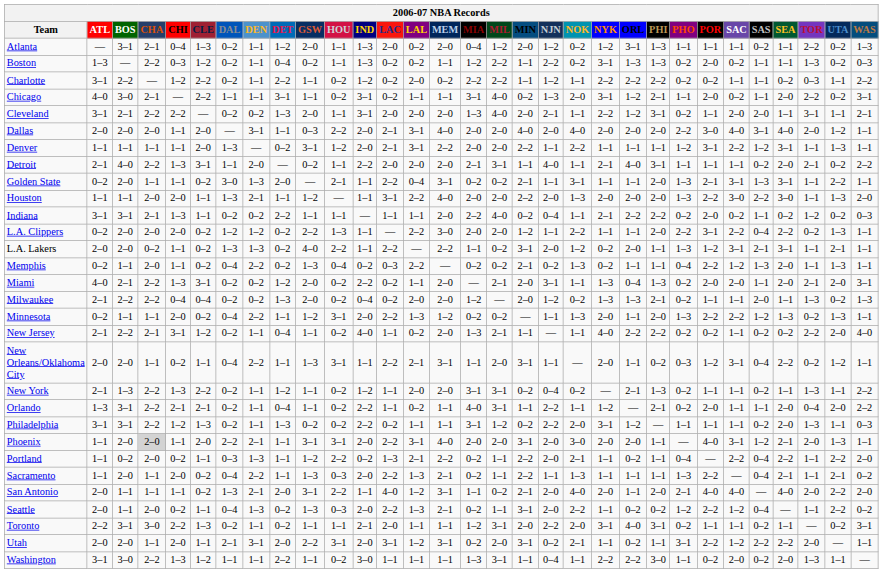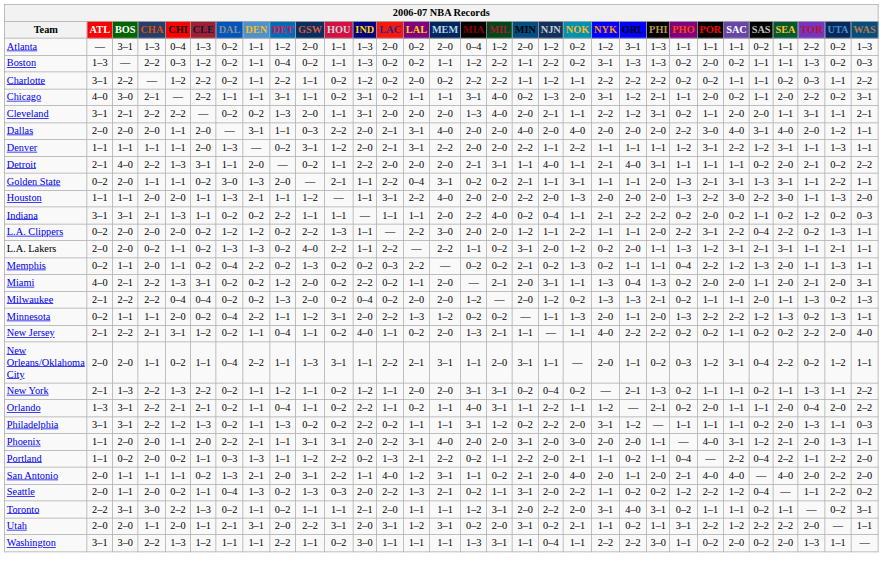(152, 46) 2–1 -> (152, 46) 1–3
(339, 265) 0–4 -> (339, 265) 0–2
(152, 441) lightgrey background -> (152, 441) no background
- row: (31, 475)
